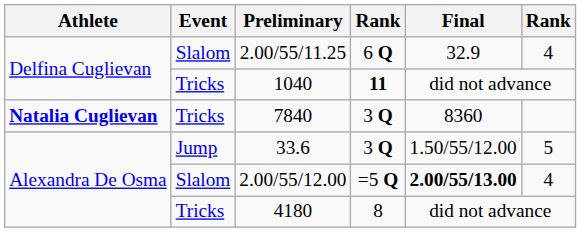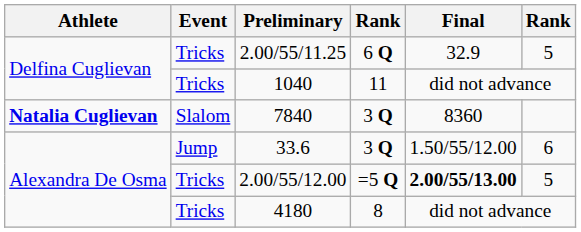(203, 52) Slalom -> (200, 52) Tricks
(548, 52) 4 -> (548, 52) 5
(378, 84) bold -> (378, 84) normal
(200, 116) Tricks -> (203, 116) Slalom
(548, 148) 5 -> (548, 148) 6
(203, 179) Slalom -> (200, 179) Tricks
(548, 179) 4 -> (548, 179) 5
